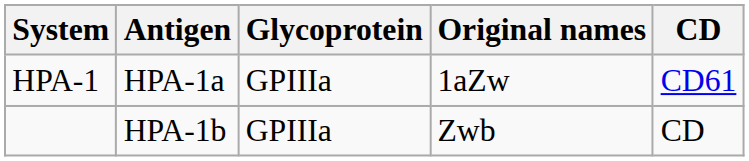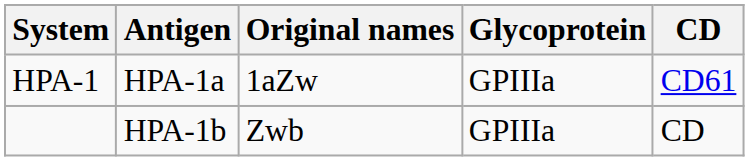columns swapped: (542, 29) <-> (334, 29)
